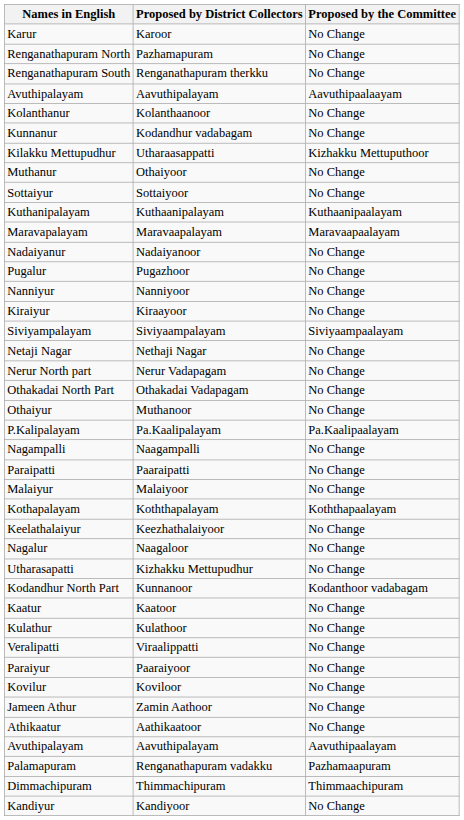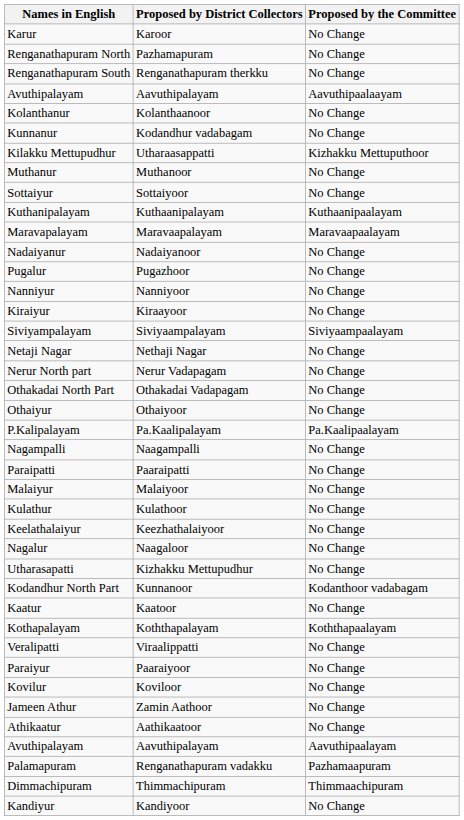(161, 172) Othaiyoor -> (164, 172) Muthanoor
(164, 410) Muthanoor -> (161, 410) Othaiyoor
rows swapped: (44, 509) <-> (29, 627)
